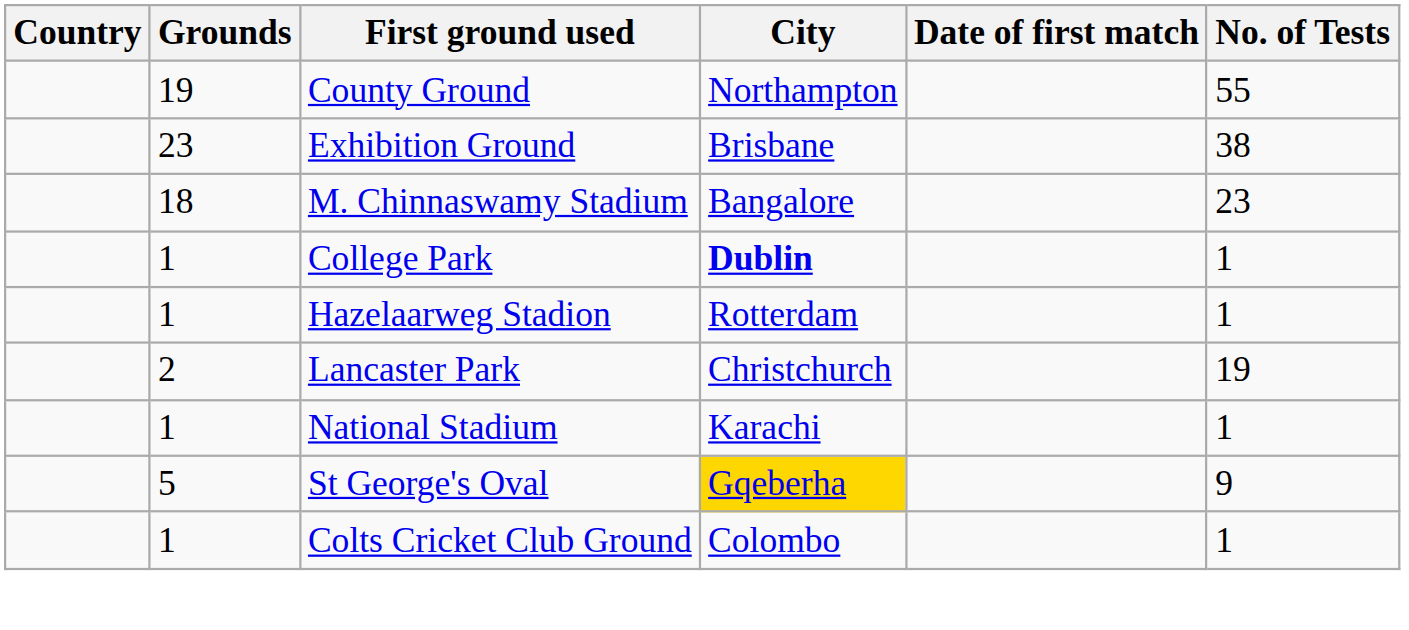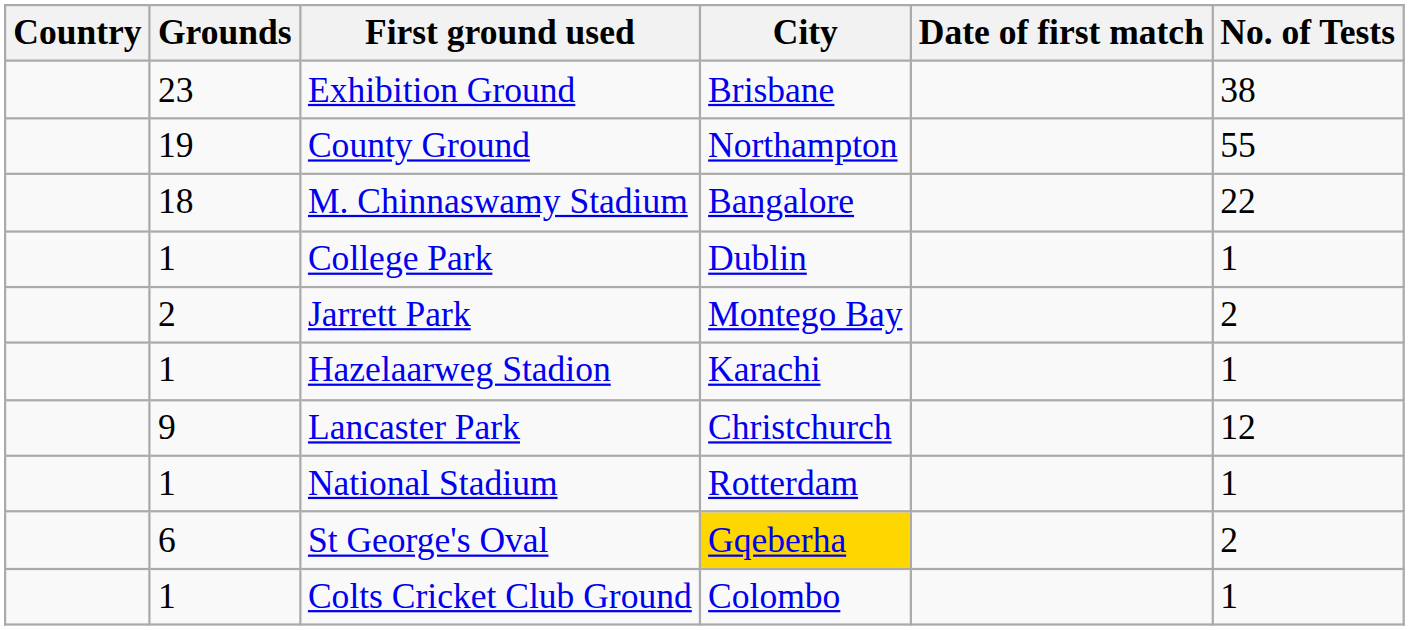rows swapped: (442, 145) <-> (419, 88)
(1233, 201) 23 -> (1238, 201) 22
(760, 257) bold -> (757, 257) normal
+ row: (389, 314)
(783, 314) Rotterdam -> (764, 370) Karachi
(167, 370) 2 -> (167, 426) 9
(1233, 370) 19 -> (1238, 426) 12
(764, 426) Karachi -> (783, 483) Rotterdam
(167, 483) 5 -> (167, 539) 6
(1224, 483) 9 -> (1229, 539) 2
